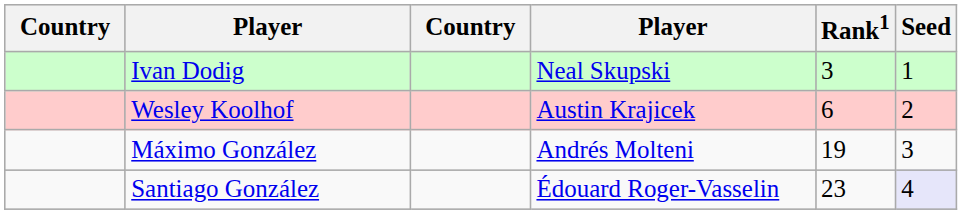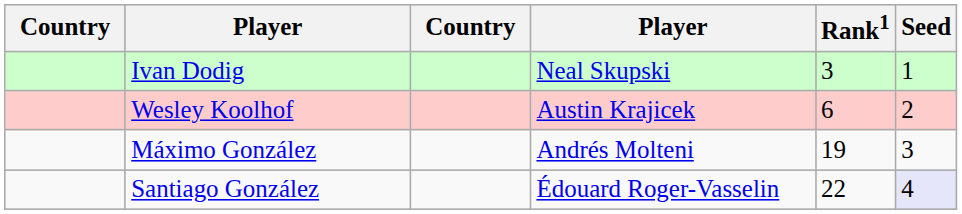(833, 189) 23 -> (833, 189) 22
